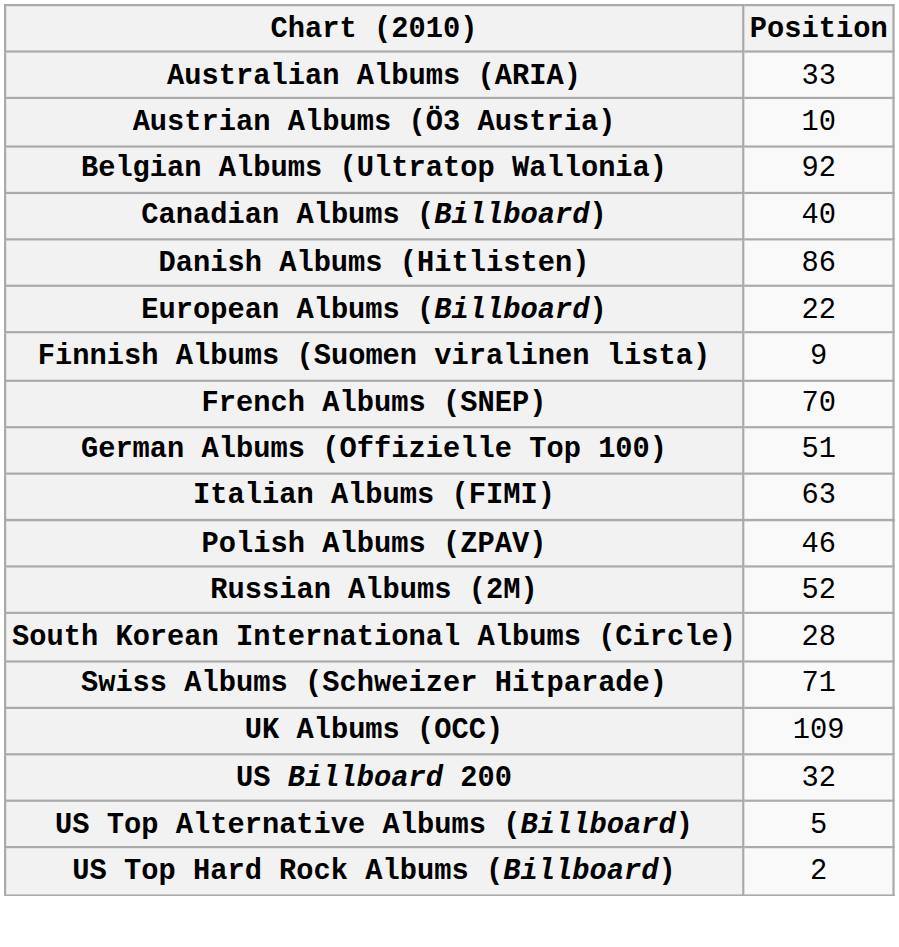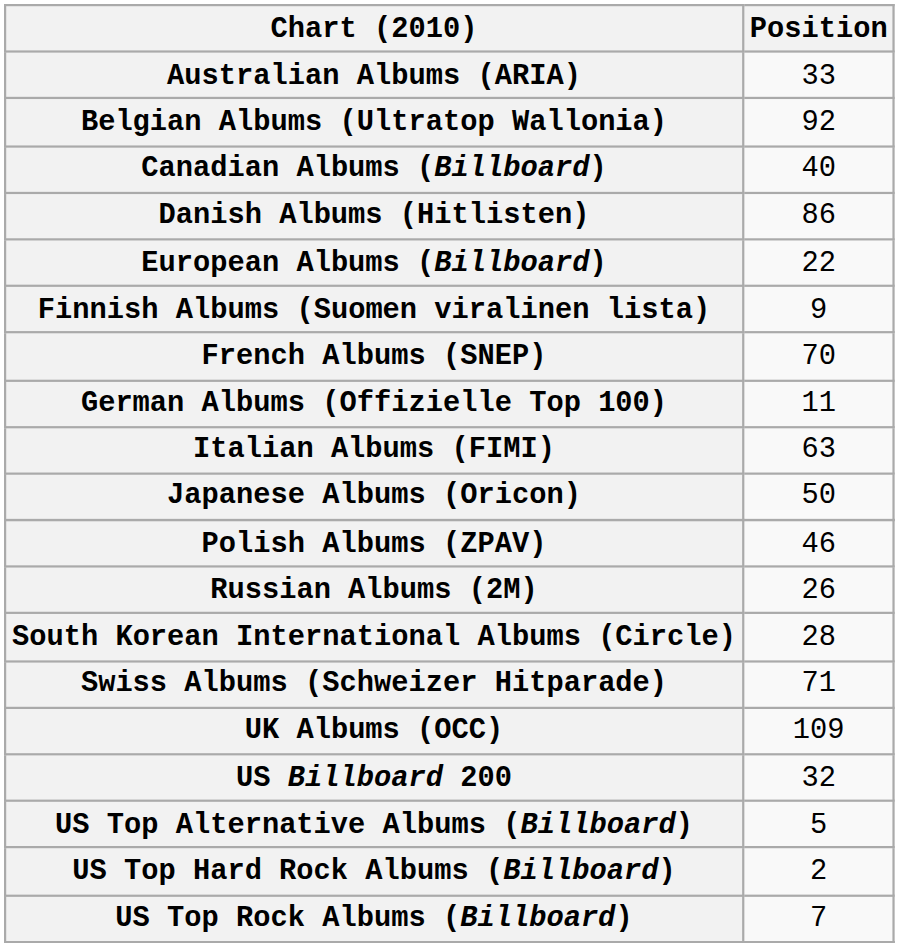- row: (374, 122)
(819, 450) 51 -> (819, 403) 11
+ row: (374, 497)
(819, 590) 52 -> (819, 590) 26
+ row: (374, 918)
